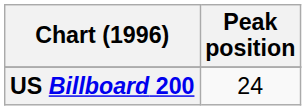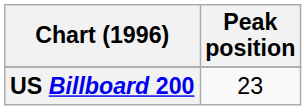(250, 85) 24 -> (250, 85) 23
